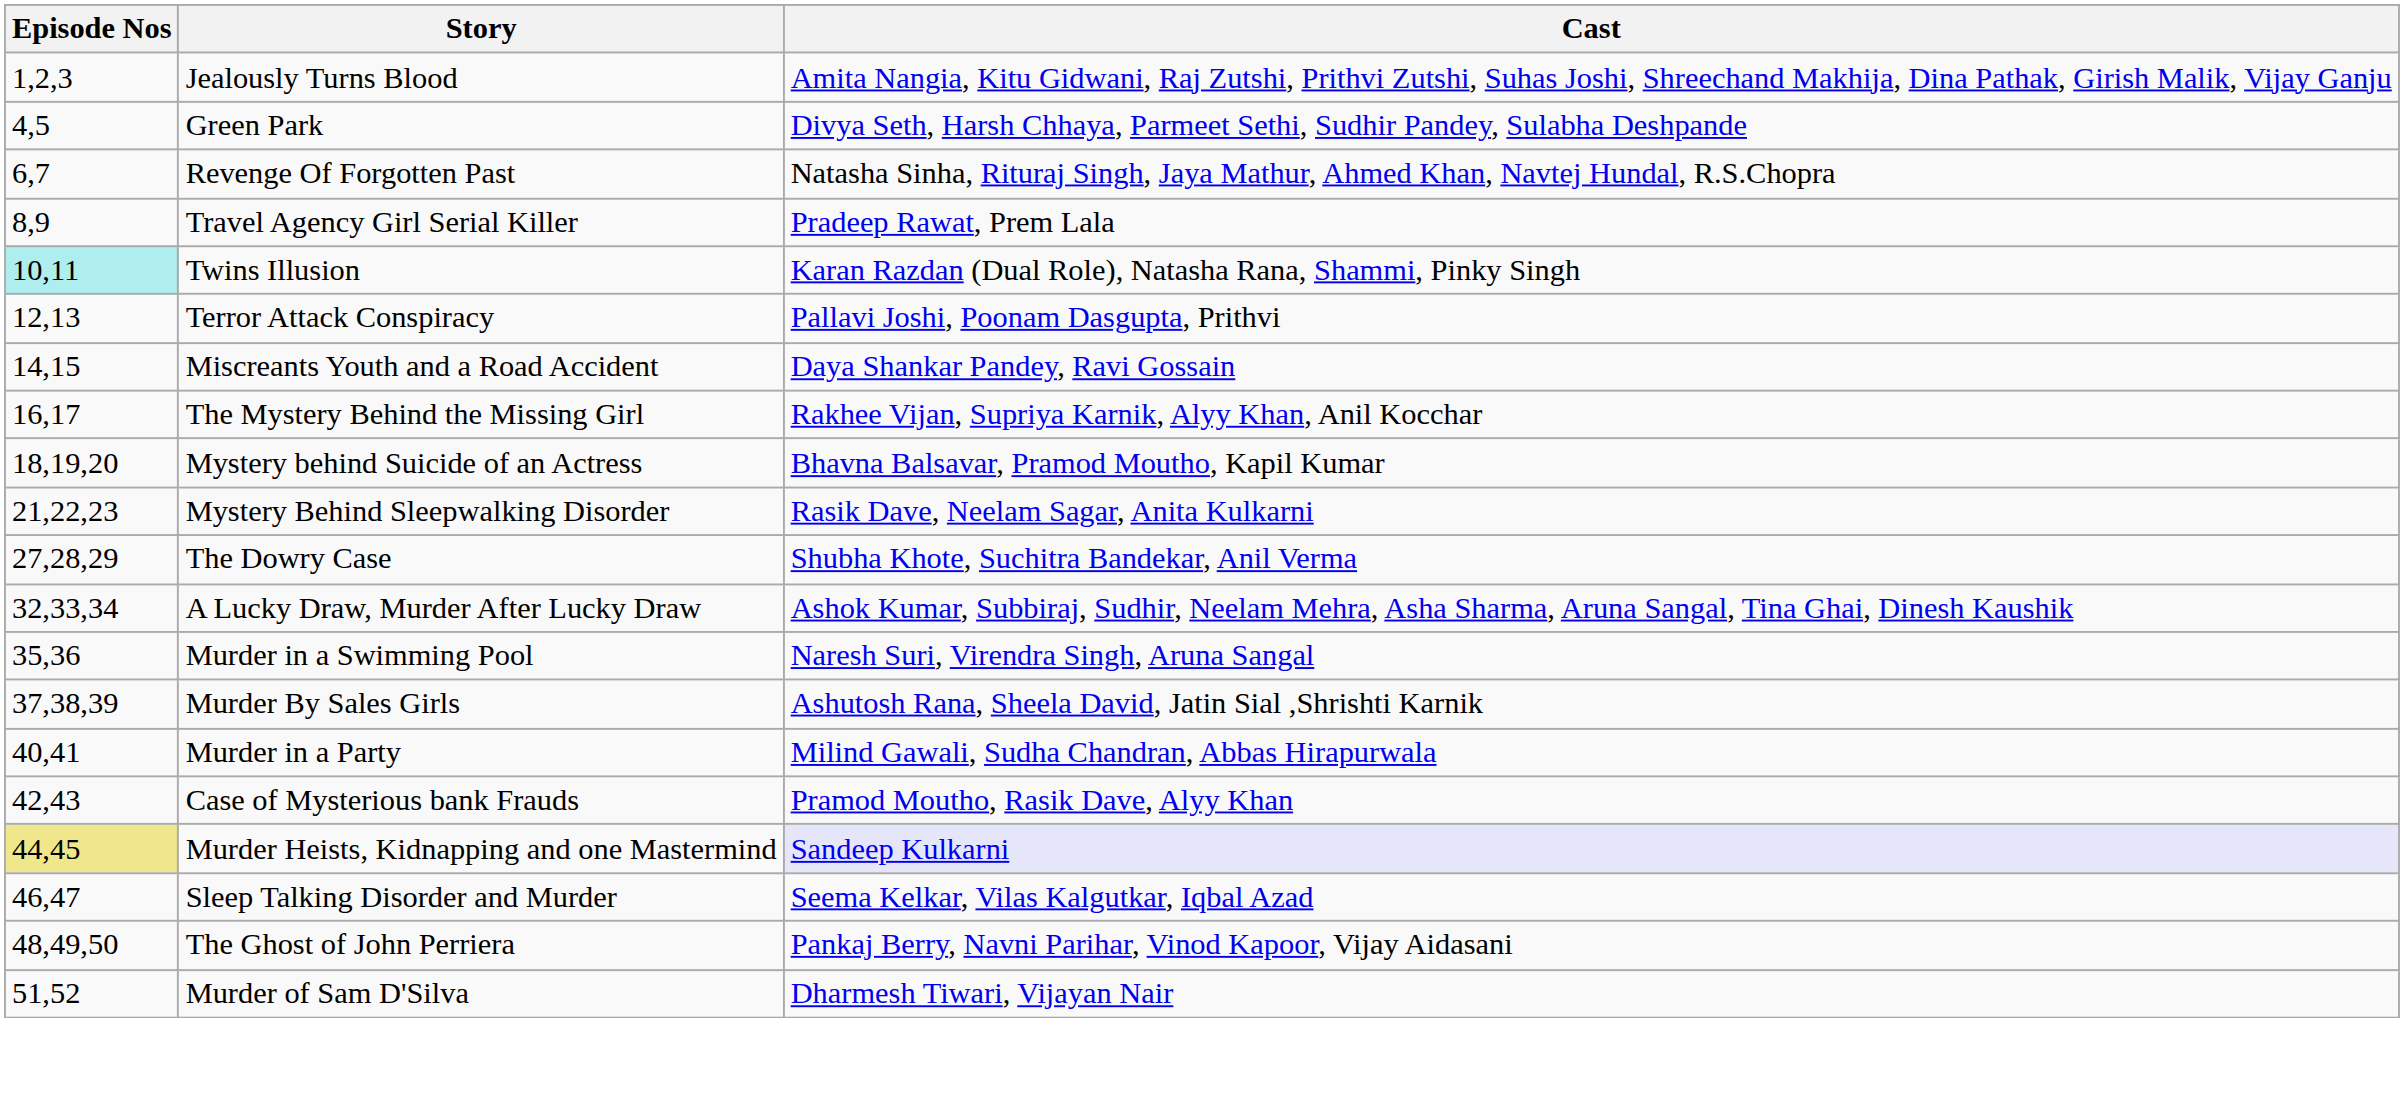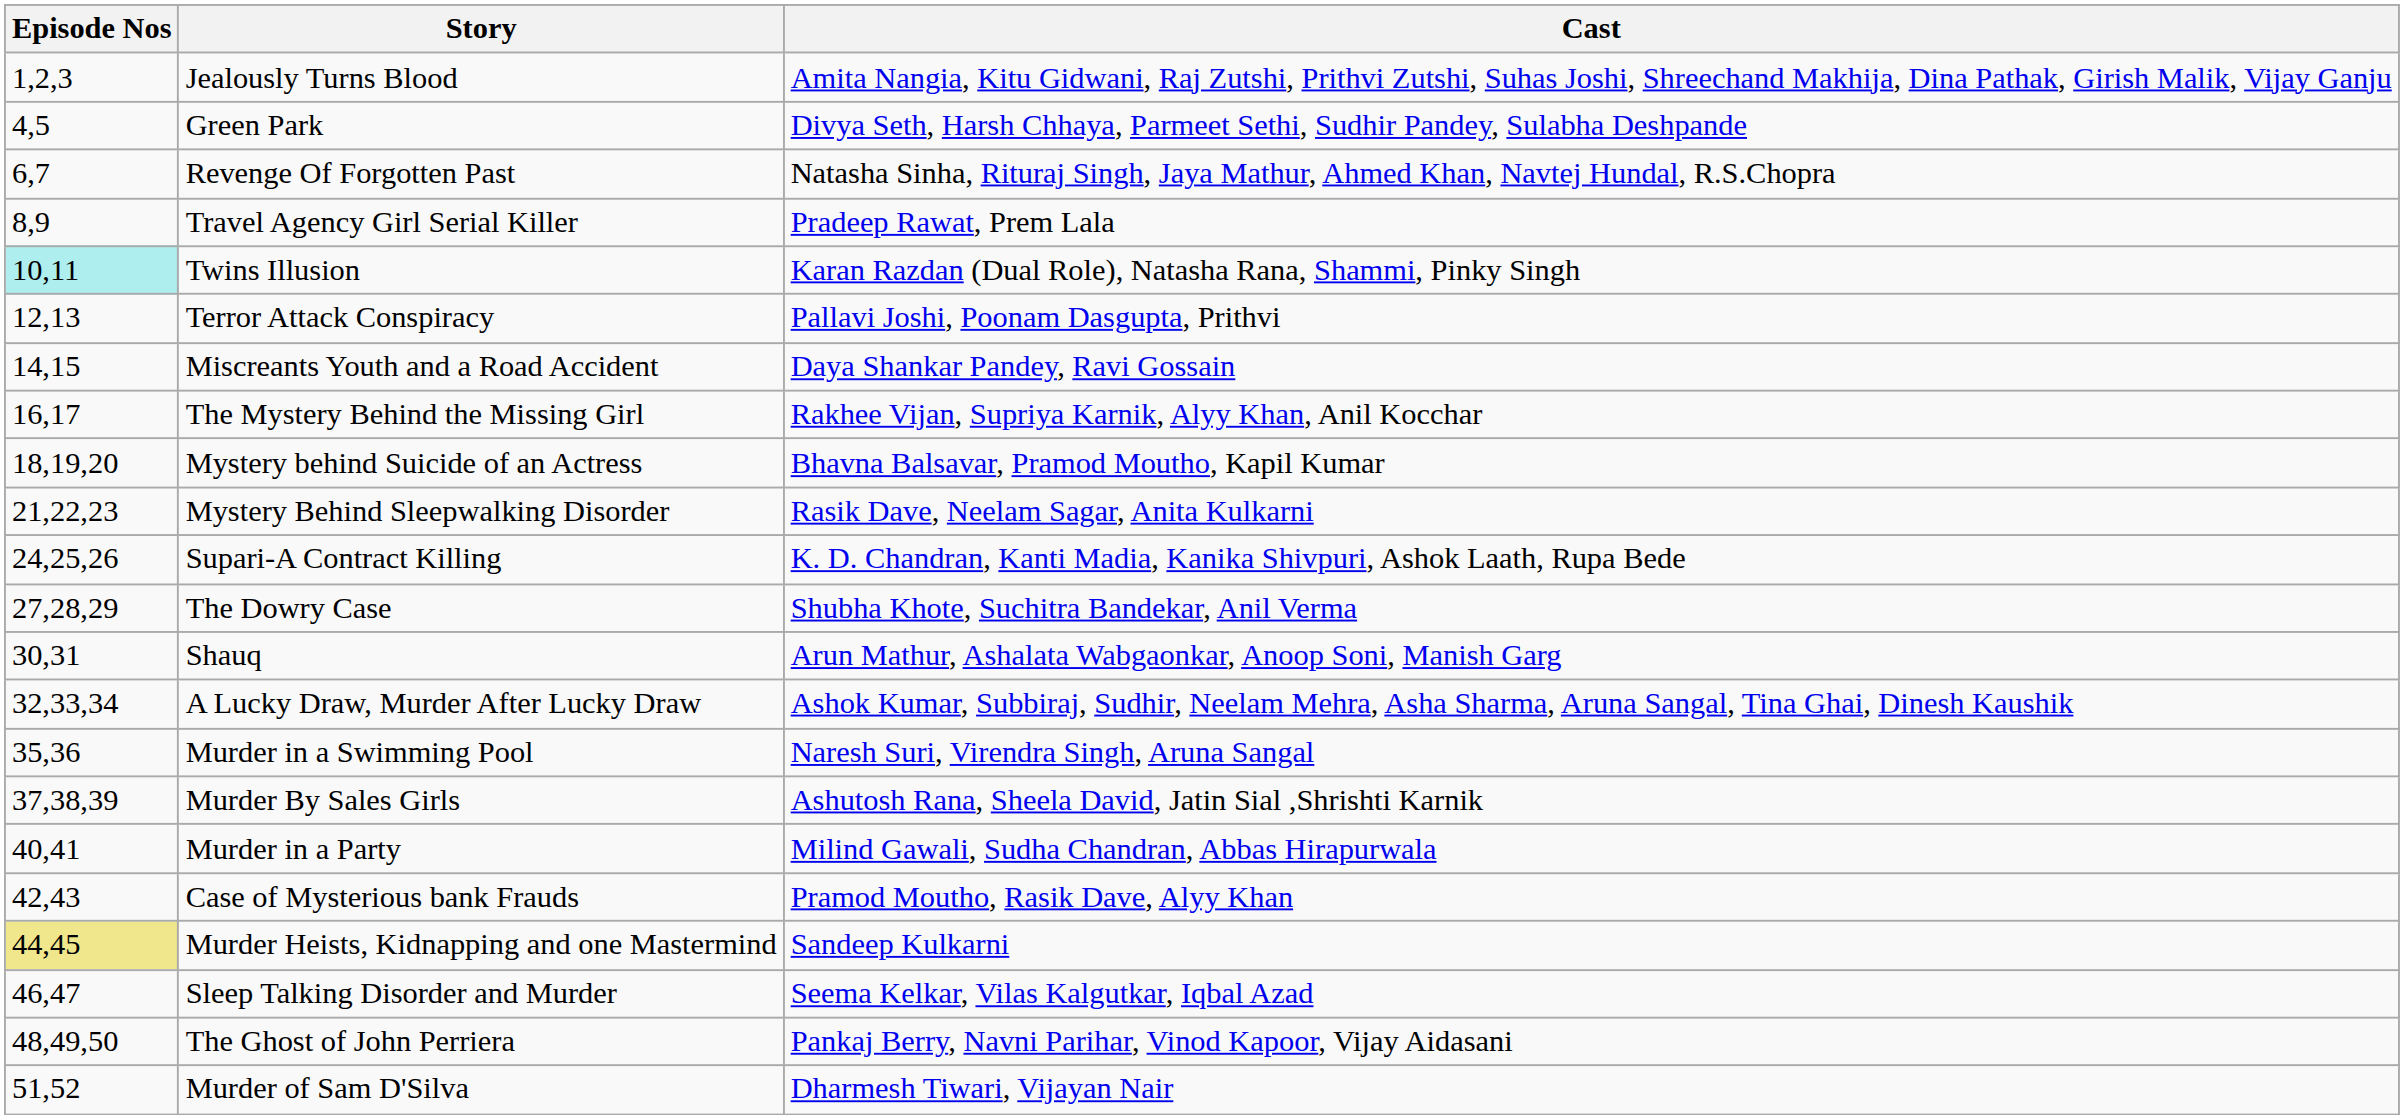+ row: (344, 558)
+ row: (224, 655)
(900, 848) lavender background -> (900, 944) no background
